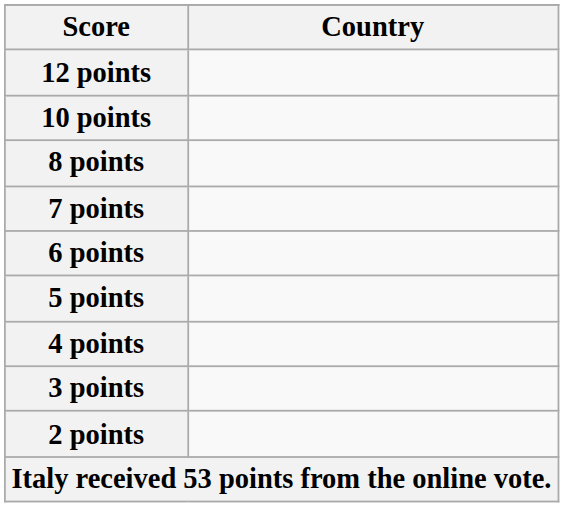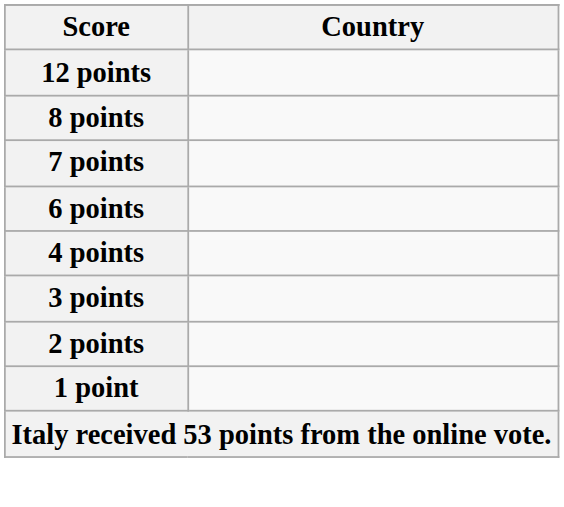- row: (96, 117)
- row: (96, 298)
+ row: (96, 388)
